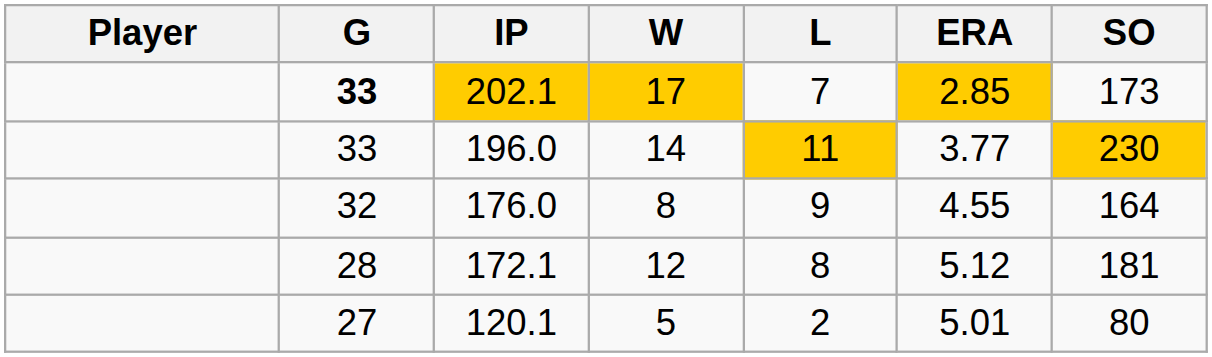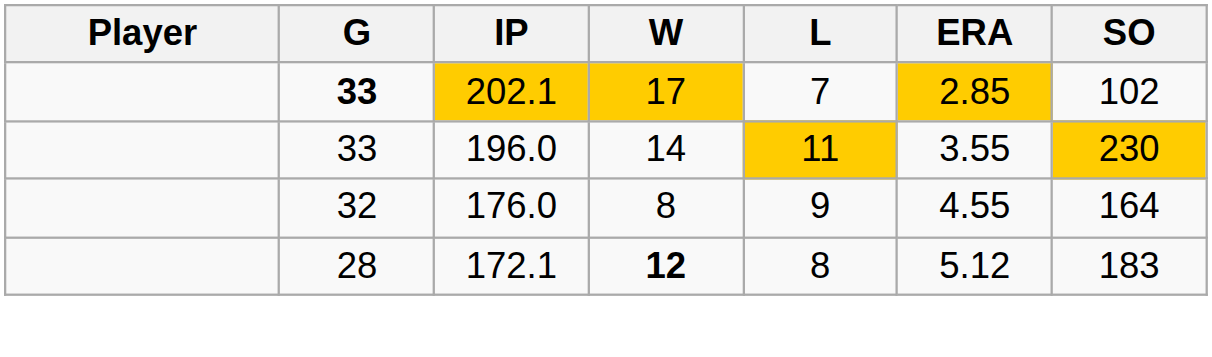(1129, 91) 173 -> (1129, 91) 102
(975, 149) 3.77 -> (975, 149) 3.55
(666, 264) normal -> (666, 264) bold
(1129, 264) 181 -> (1129, 264) 183
- row: (511, 322)
